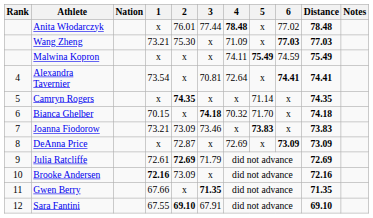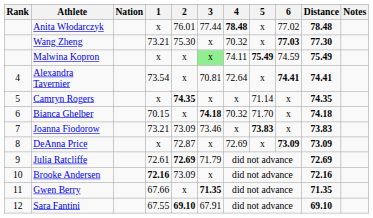(236, 42) 71.09 -> (236, 42) 70.32
(321, 42) 77.03 -> (321, 42) 77.30
(210, 57) no background -> (210, 57) lightgreen background
